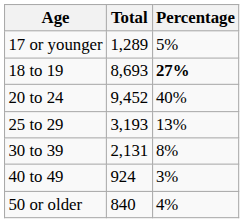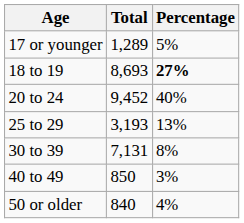(129, 151) 2,131 -> (129, 151) 7,131
(123, 177) 924 -> (123, 177) 850
